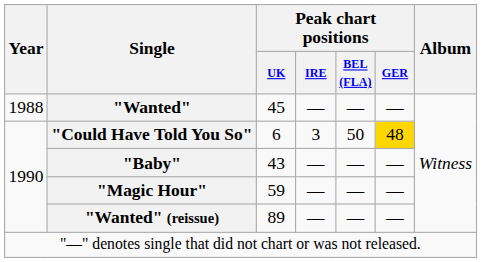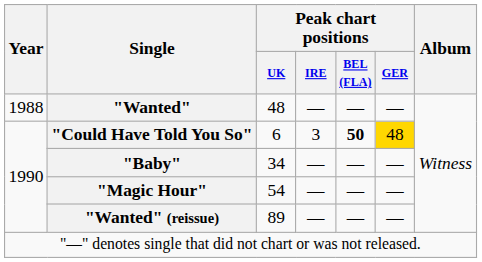(276, 107) 45 -> (276, 107) 48
(355, 135) normal -> (355, 135) bold
(276, 162) 43 -> (276, 162) 34
(276, 190) 59 -> (276, 190) 54
